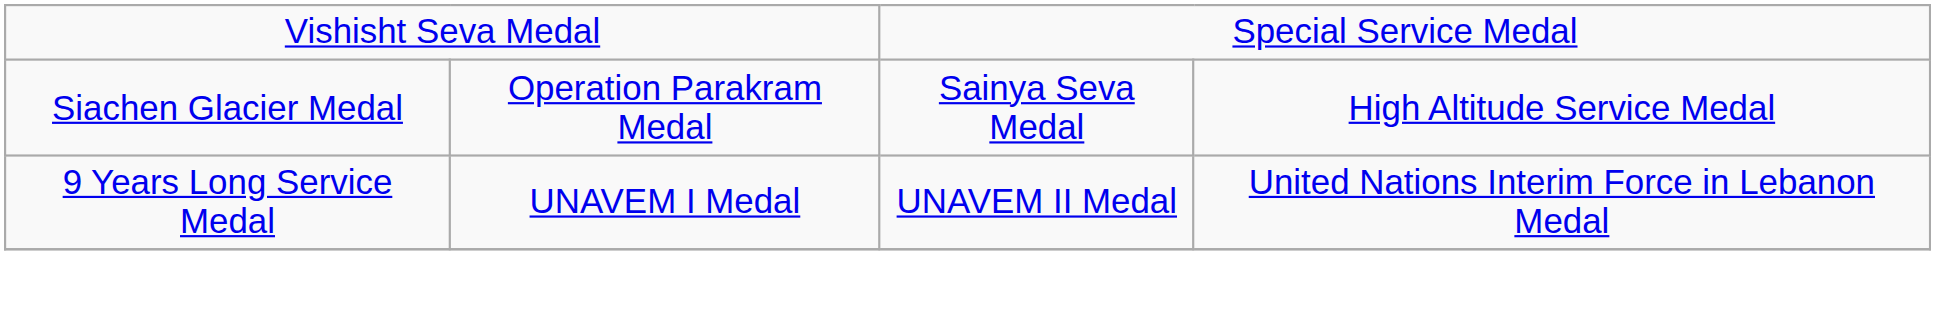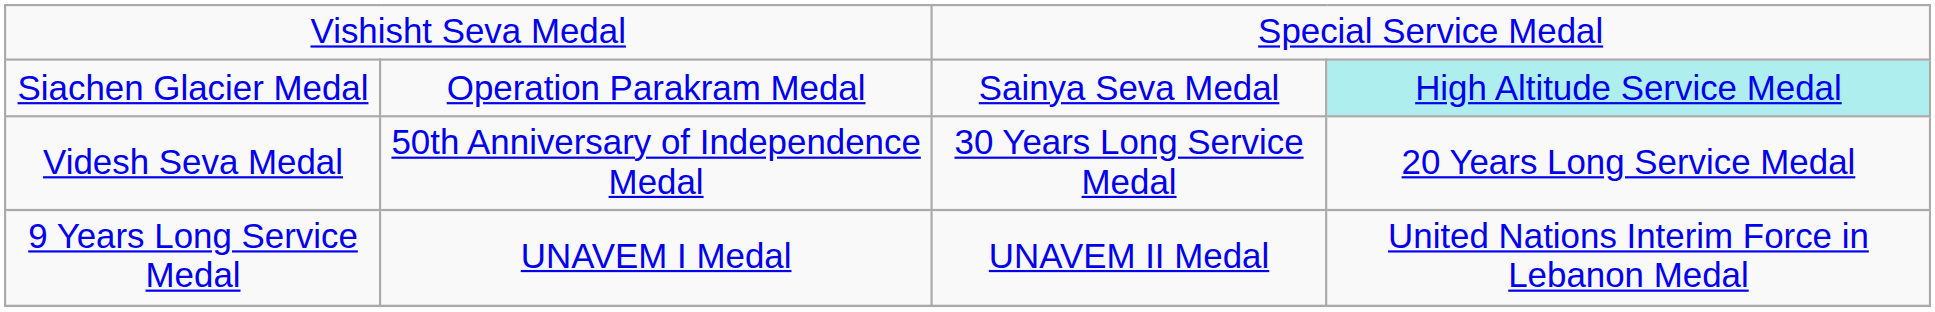(1562, 107) no background -> (1628, 87) paleturquoise background
+ row: (193, 162)
